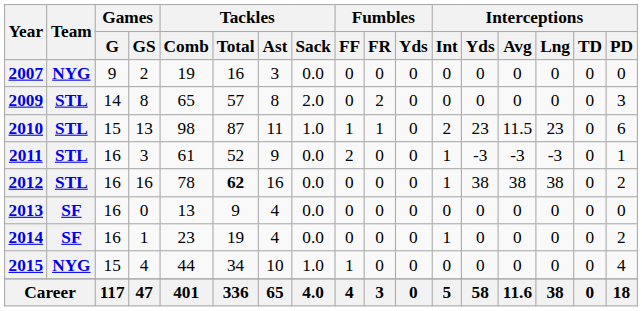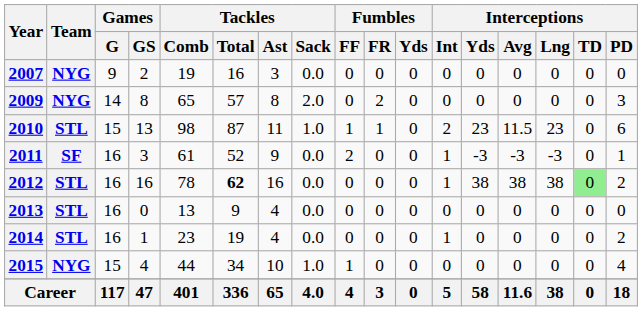(71, 100) STL -> (71, 100) NYG
(71, 155) STL -> (71, 155) SF
(590, 182) no background -> (590, 182) lightgreen background
(71, 210) SF -> (71, 210) STL
(71, 237) SF -> (71, 237) STL
